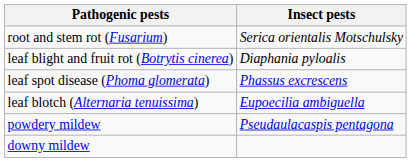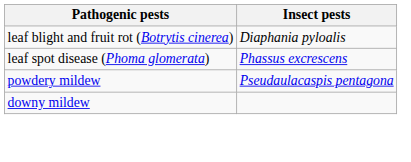- row: (87, 37)
- row: (103, 102)
